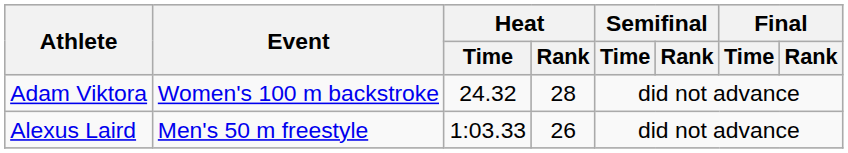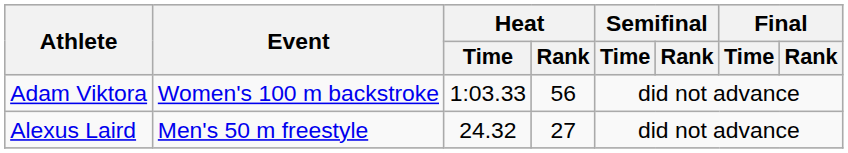(488, 94) 24.32 -> (488, 94) 1:03.33
(563, 94) 28 -> (563, 94) 56
(488, 130) 1:03.33 -> (488, 130) 24.32
(563, 130) 26 -> (563, 130) 27
